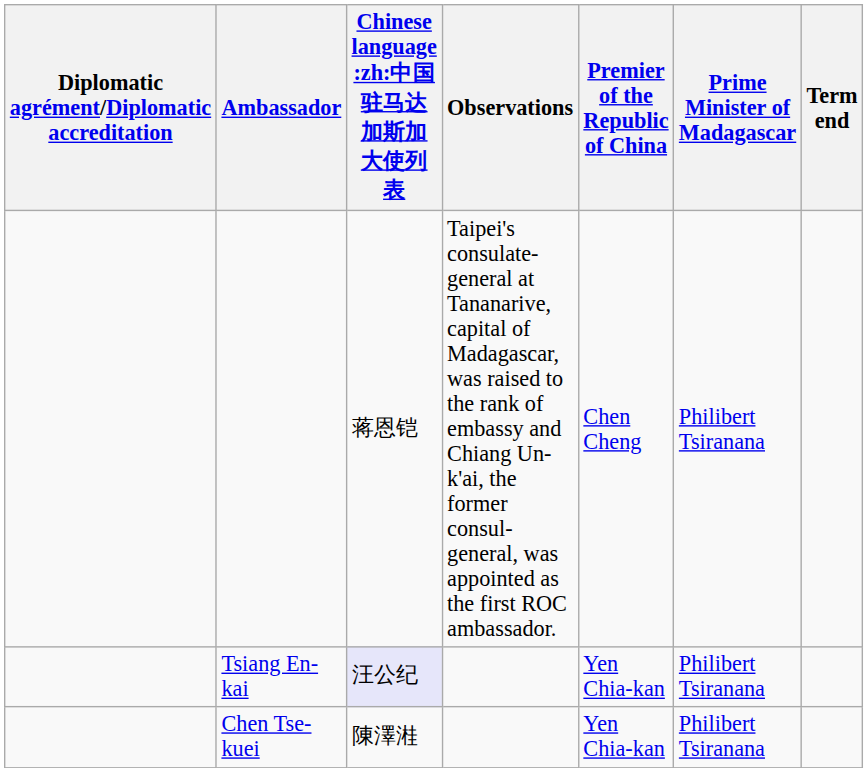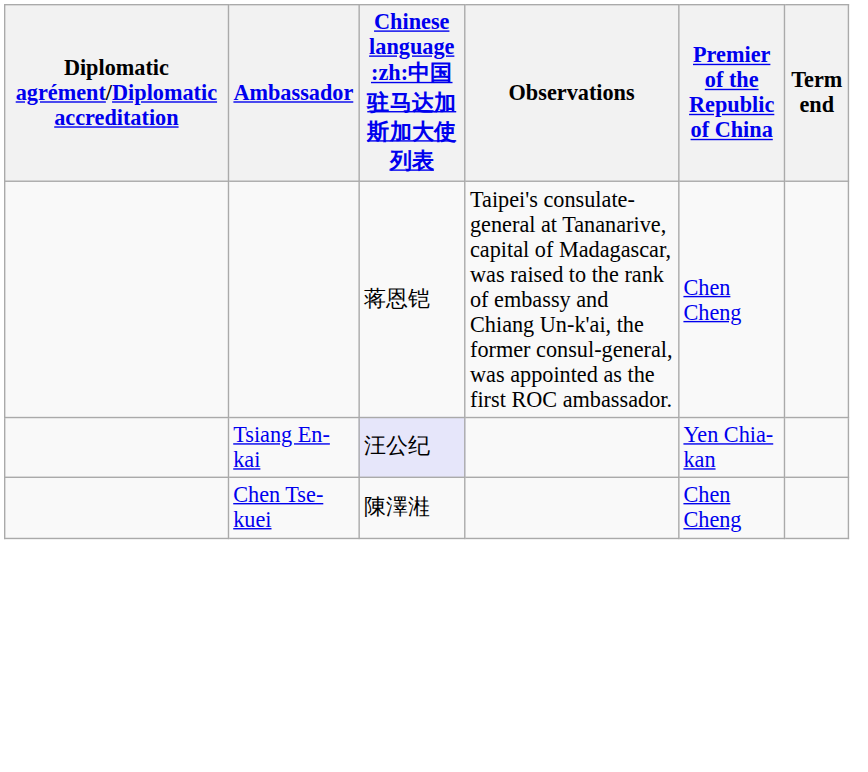- column: (738, 107)
(624, 736) Yen Chia-kan -> (712, 507) Chen Cheng
